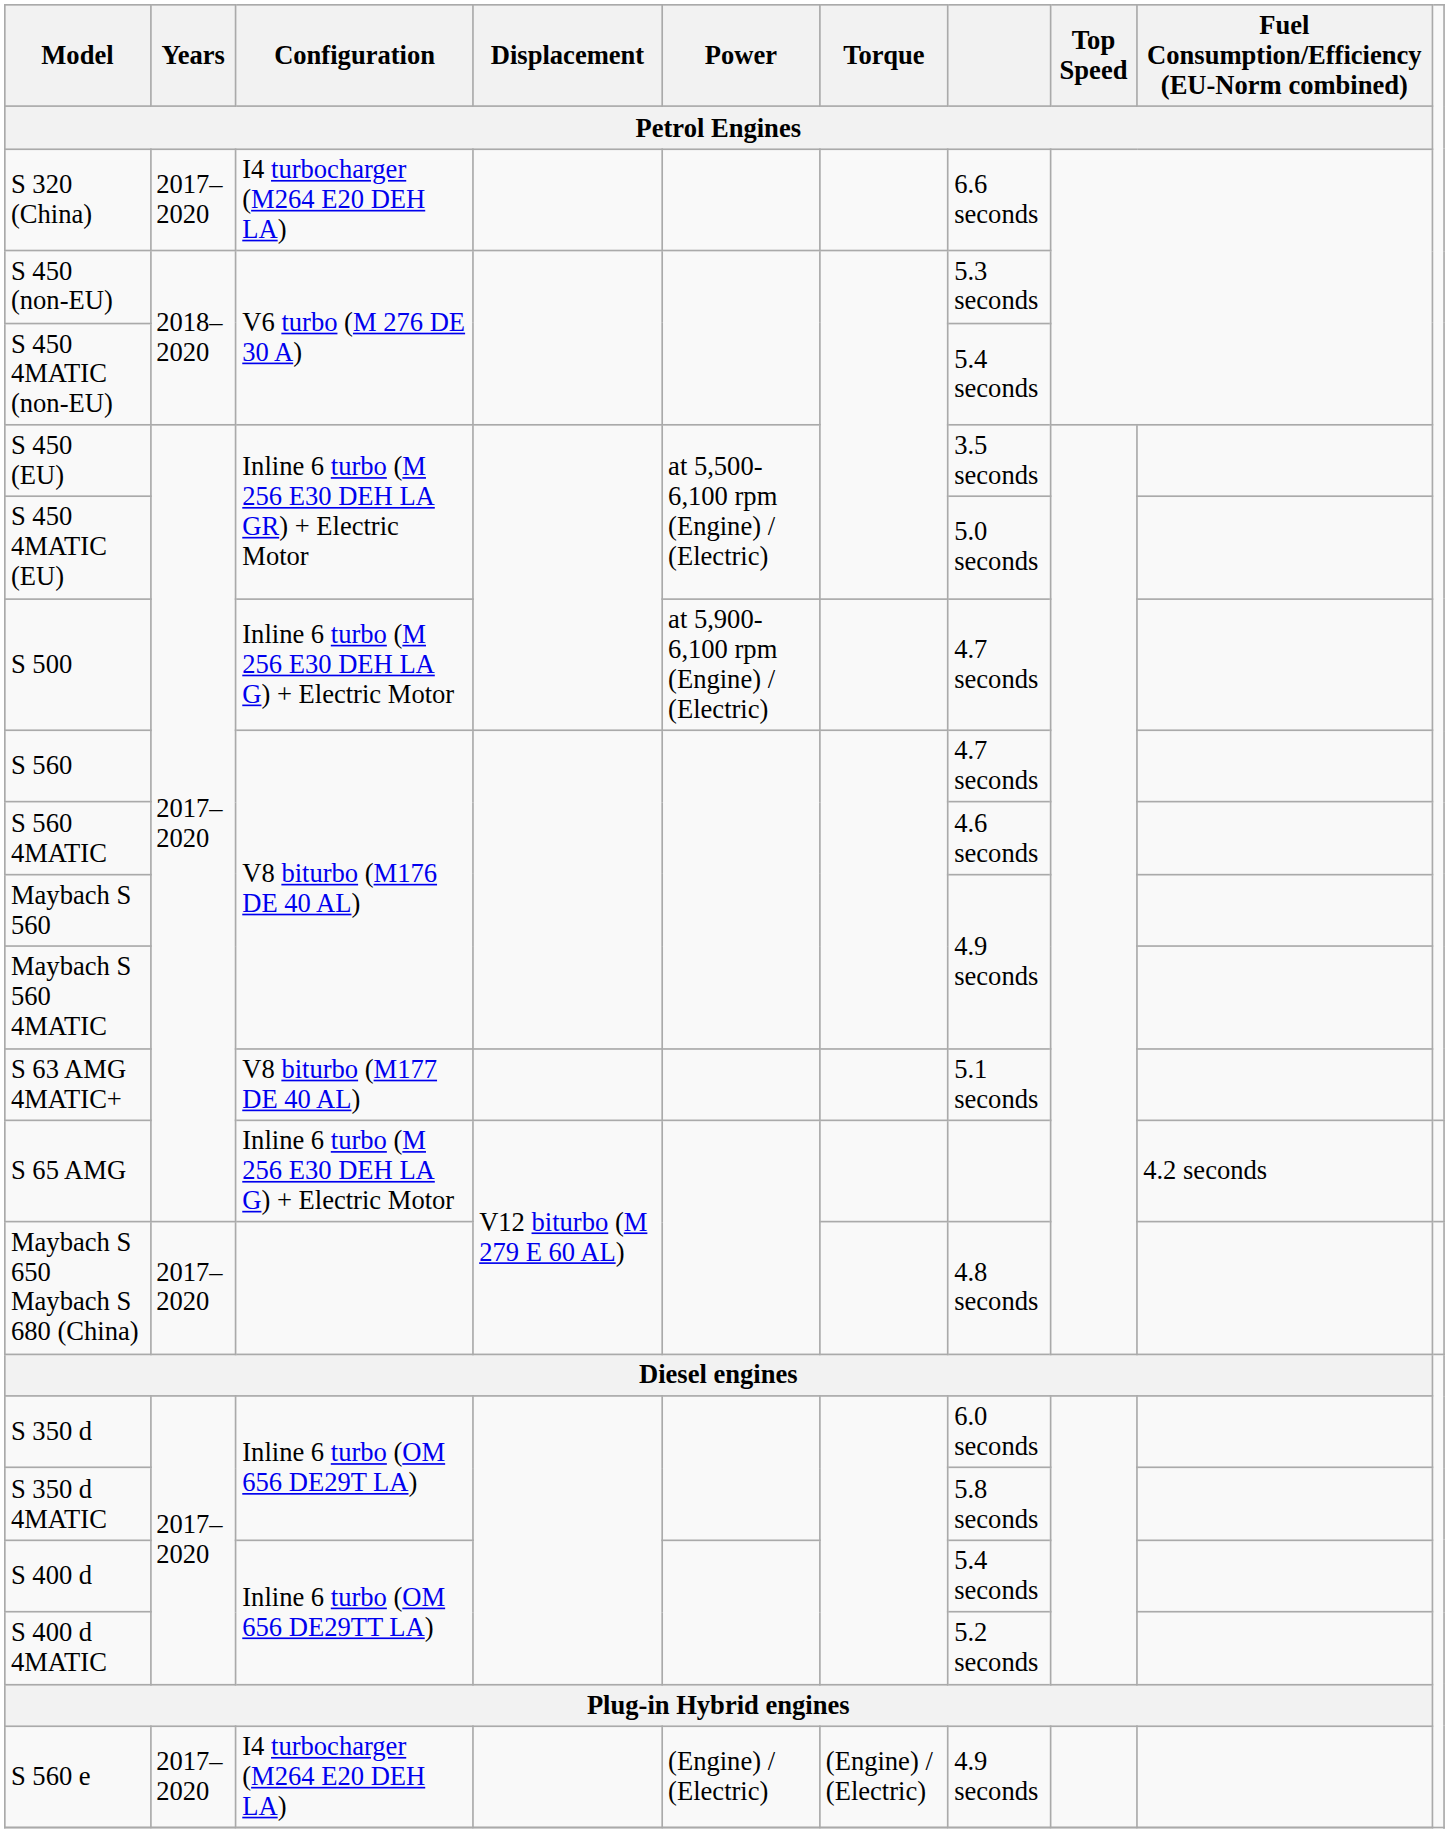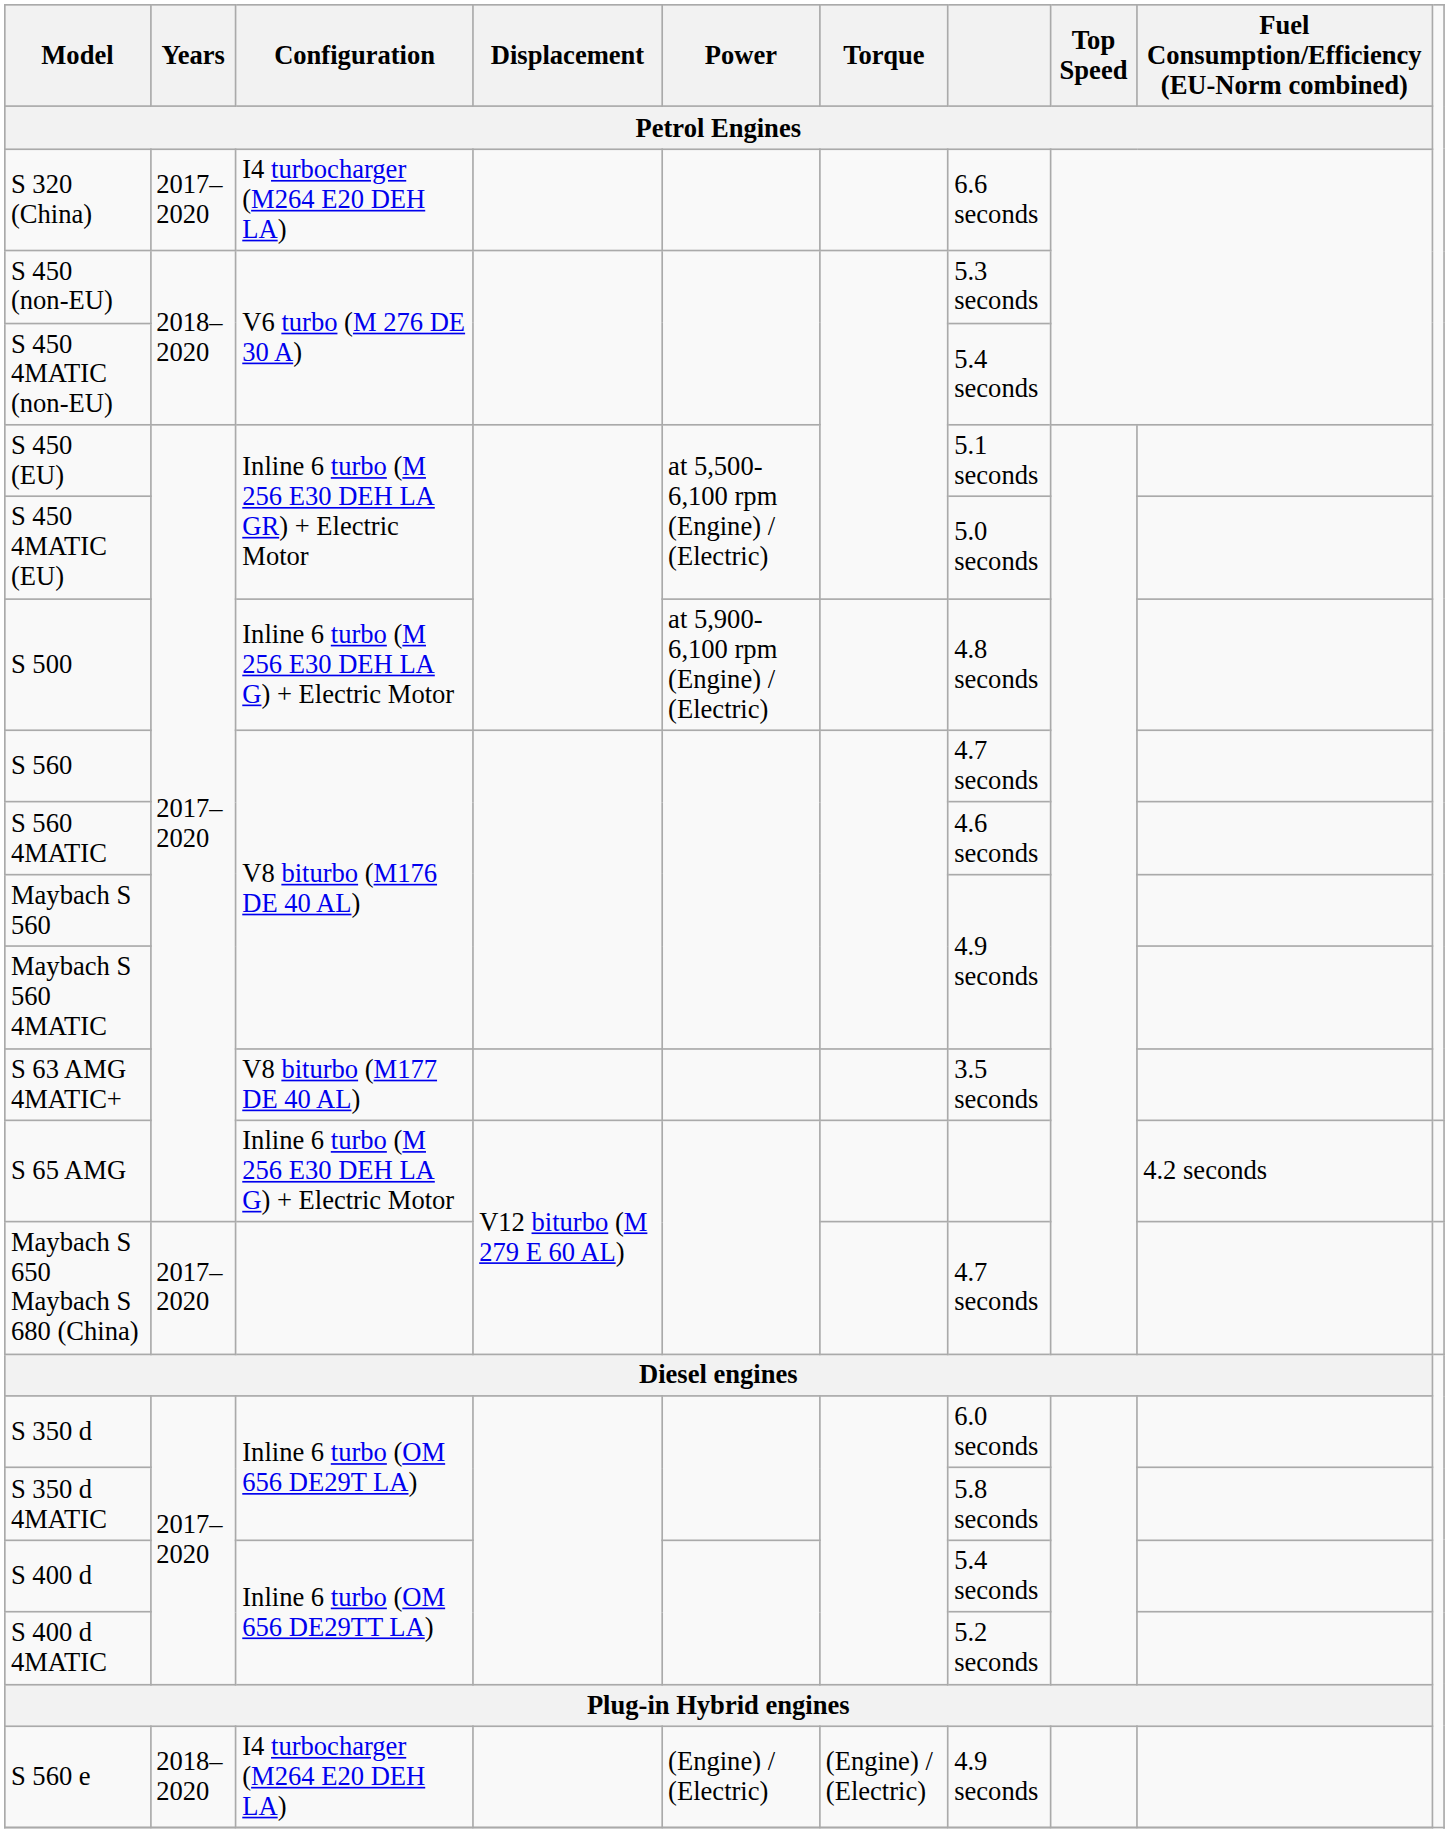(996, 460) 3.5 seconds -> (996, 460) 5.1 seconds
(996, 664) 4.7 seconds -> (996, 664) 4.8 seconds
(996, 1083) 5.1 seconds -> (996, 1083) 3.5 seconds
(996, 1287) 4.8 seconds -> (996, 1287) 4.7 seconds
(189, 1776) 2017–2020 -> (189, 1776) 2018–2020
